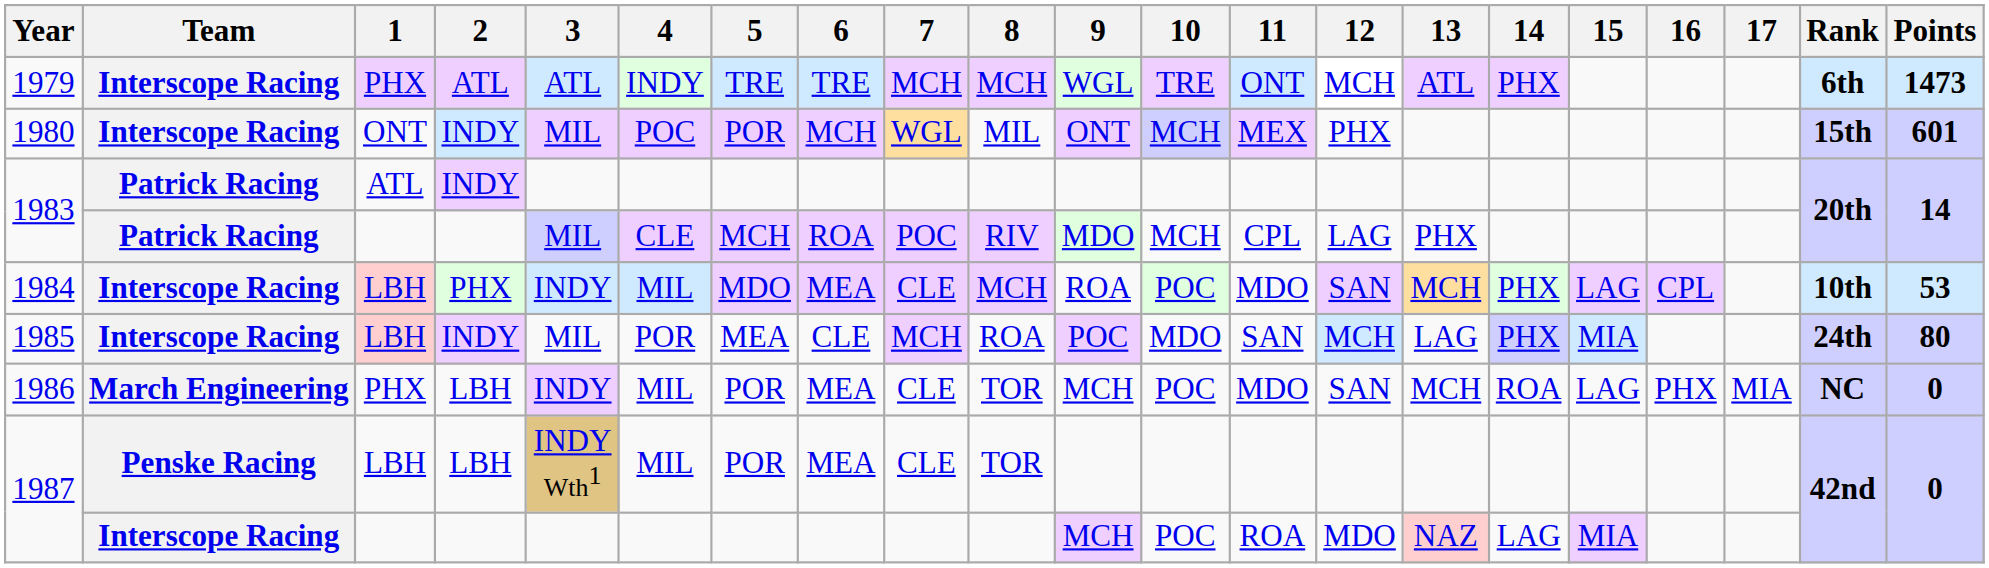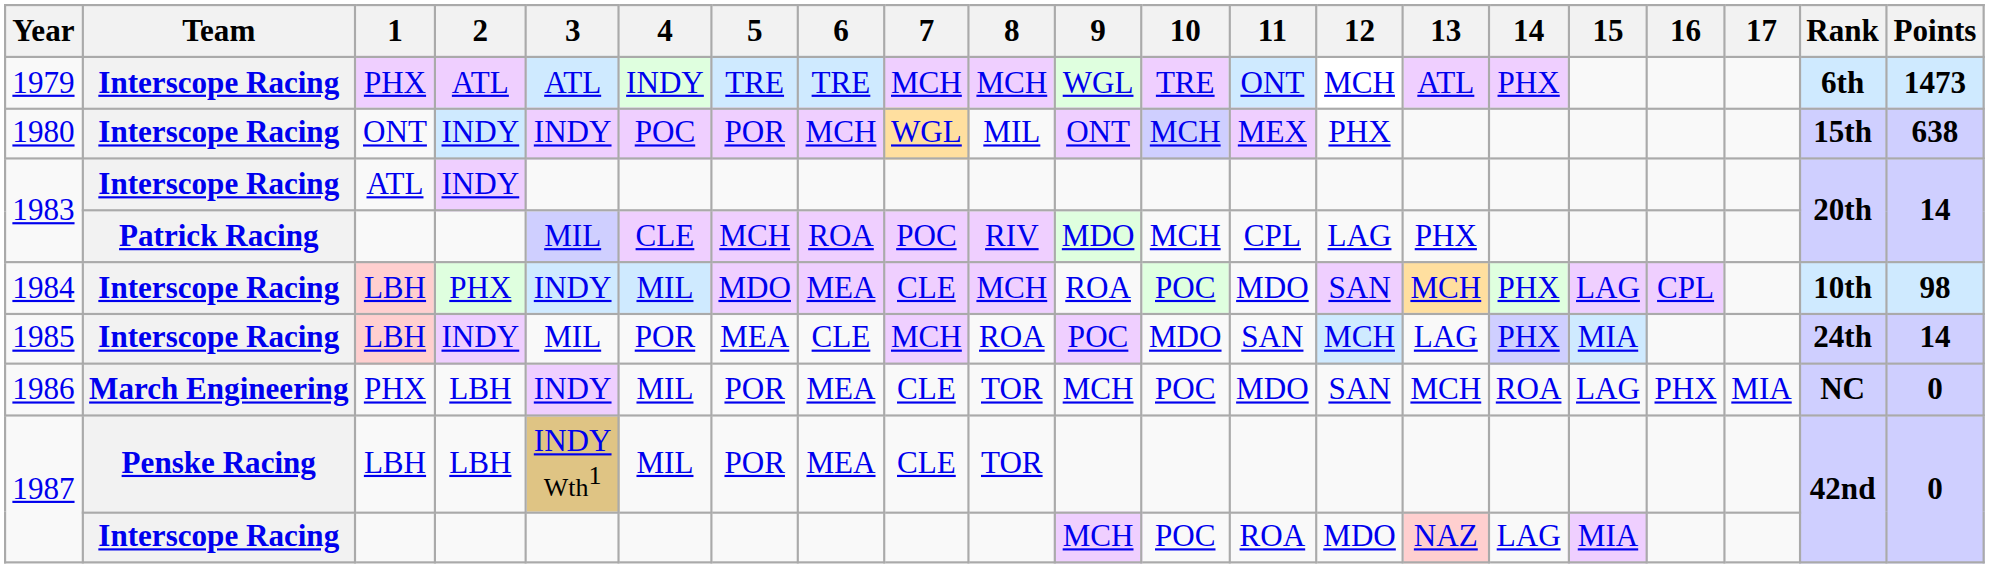(573, 133) MIL -> (573, 133) INDY
(1935, 133) 601 -> (1935, 133) 638
(219, 184) Patrick Racing -> (219, 184) Interscope Racing
(1935, 287) 53 -> (1935, 287) 98
(1935, 338) 80 -> (1935, 338) 14
